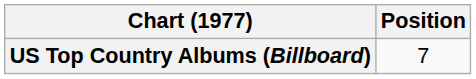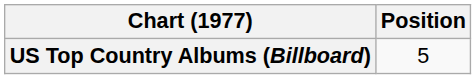(423, 55) 7 -> (423, 55) 5
